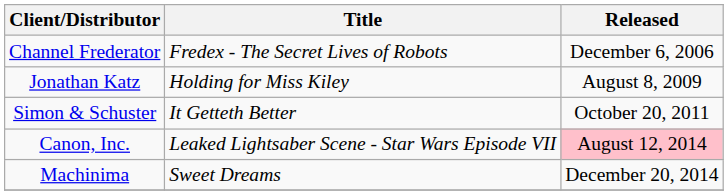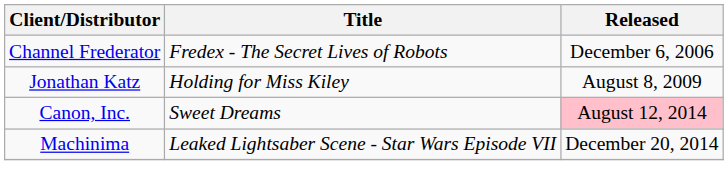- row: (85, 112)
(363, 143) Leaked Lightsaber Scene - Star Wars Episode VII -> (225, 112) Sweet Dreams
(225, 174) Sweet Dreams -> (363, 143) Leaked Lightsaber Scene - Star Wars Episode VII
